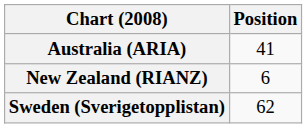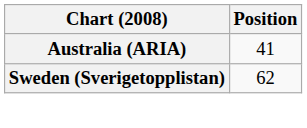- row: (117, 78)
